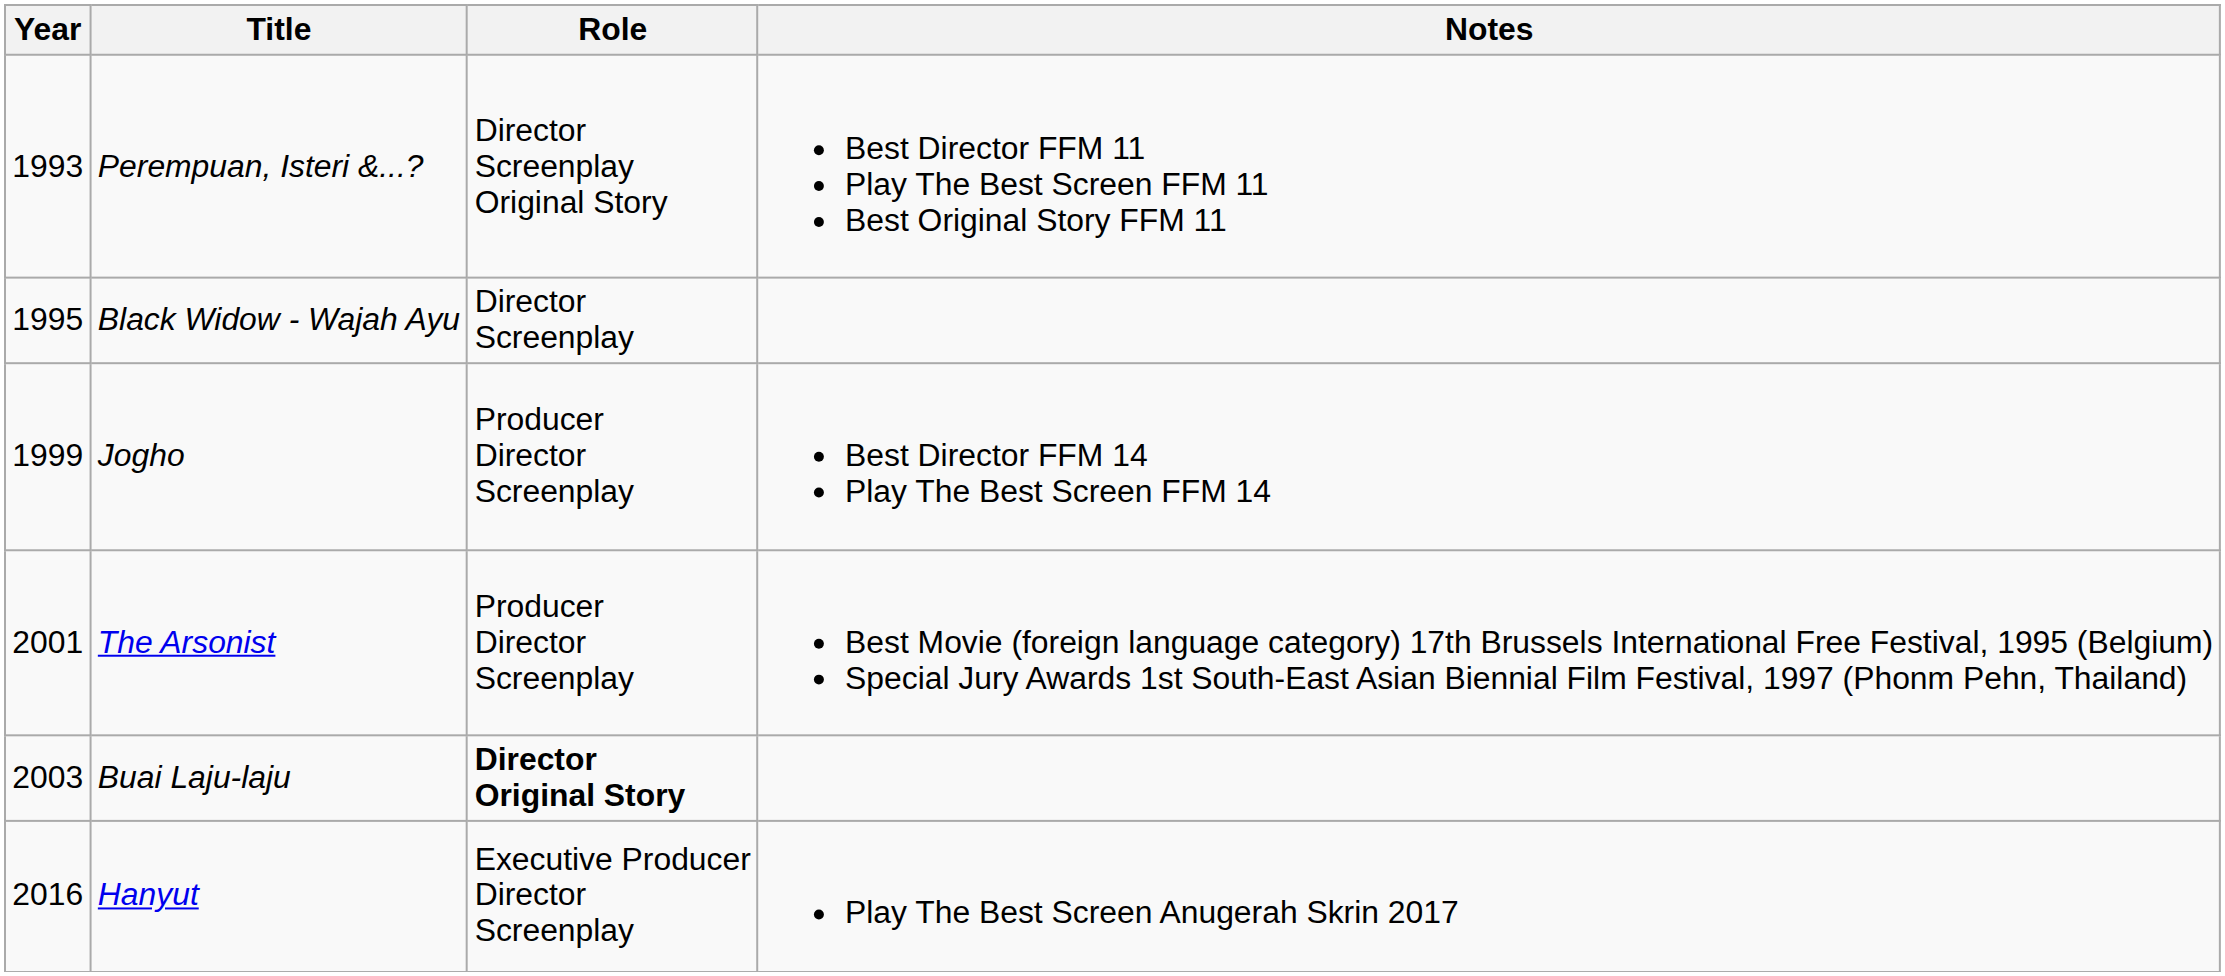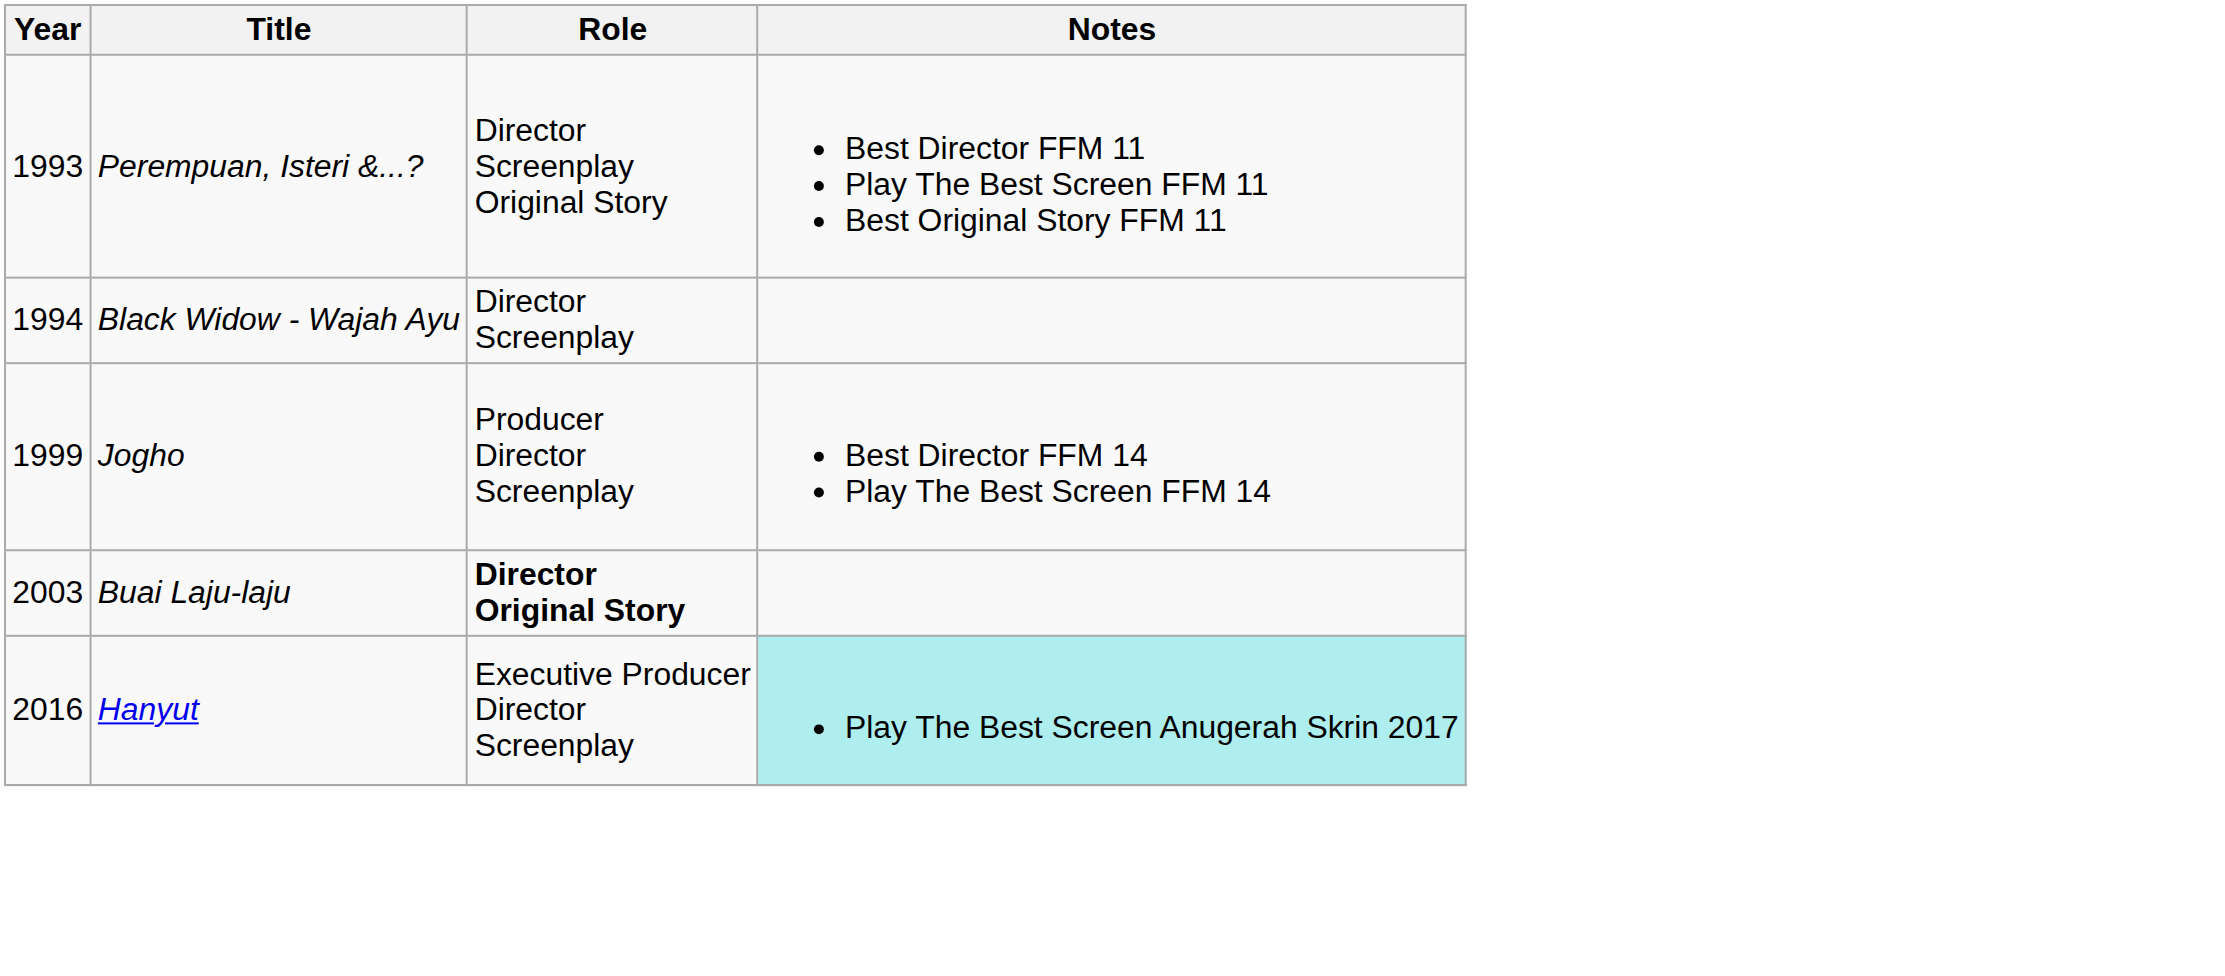(48, 319) 1995 -> (48, 319) 1994
- row: (187, 641)
(1489, 914) no background -> (1112, 728) paleturquoise background
